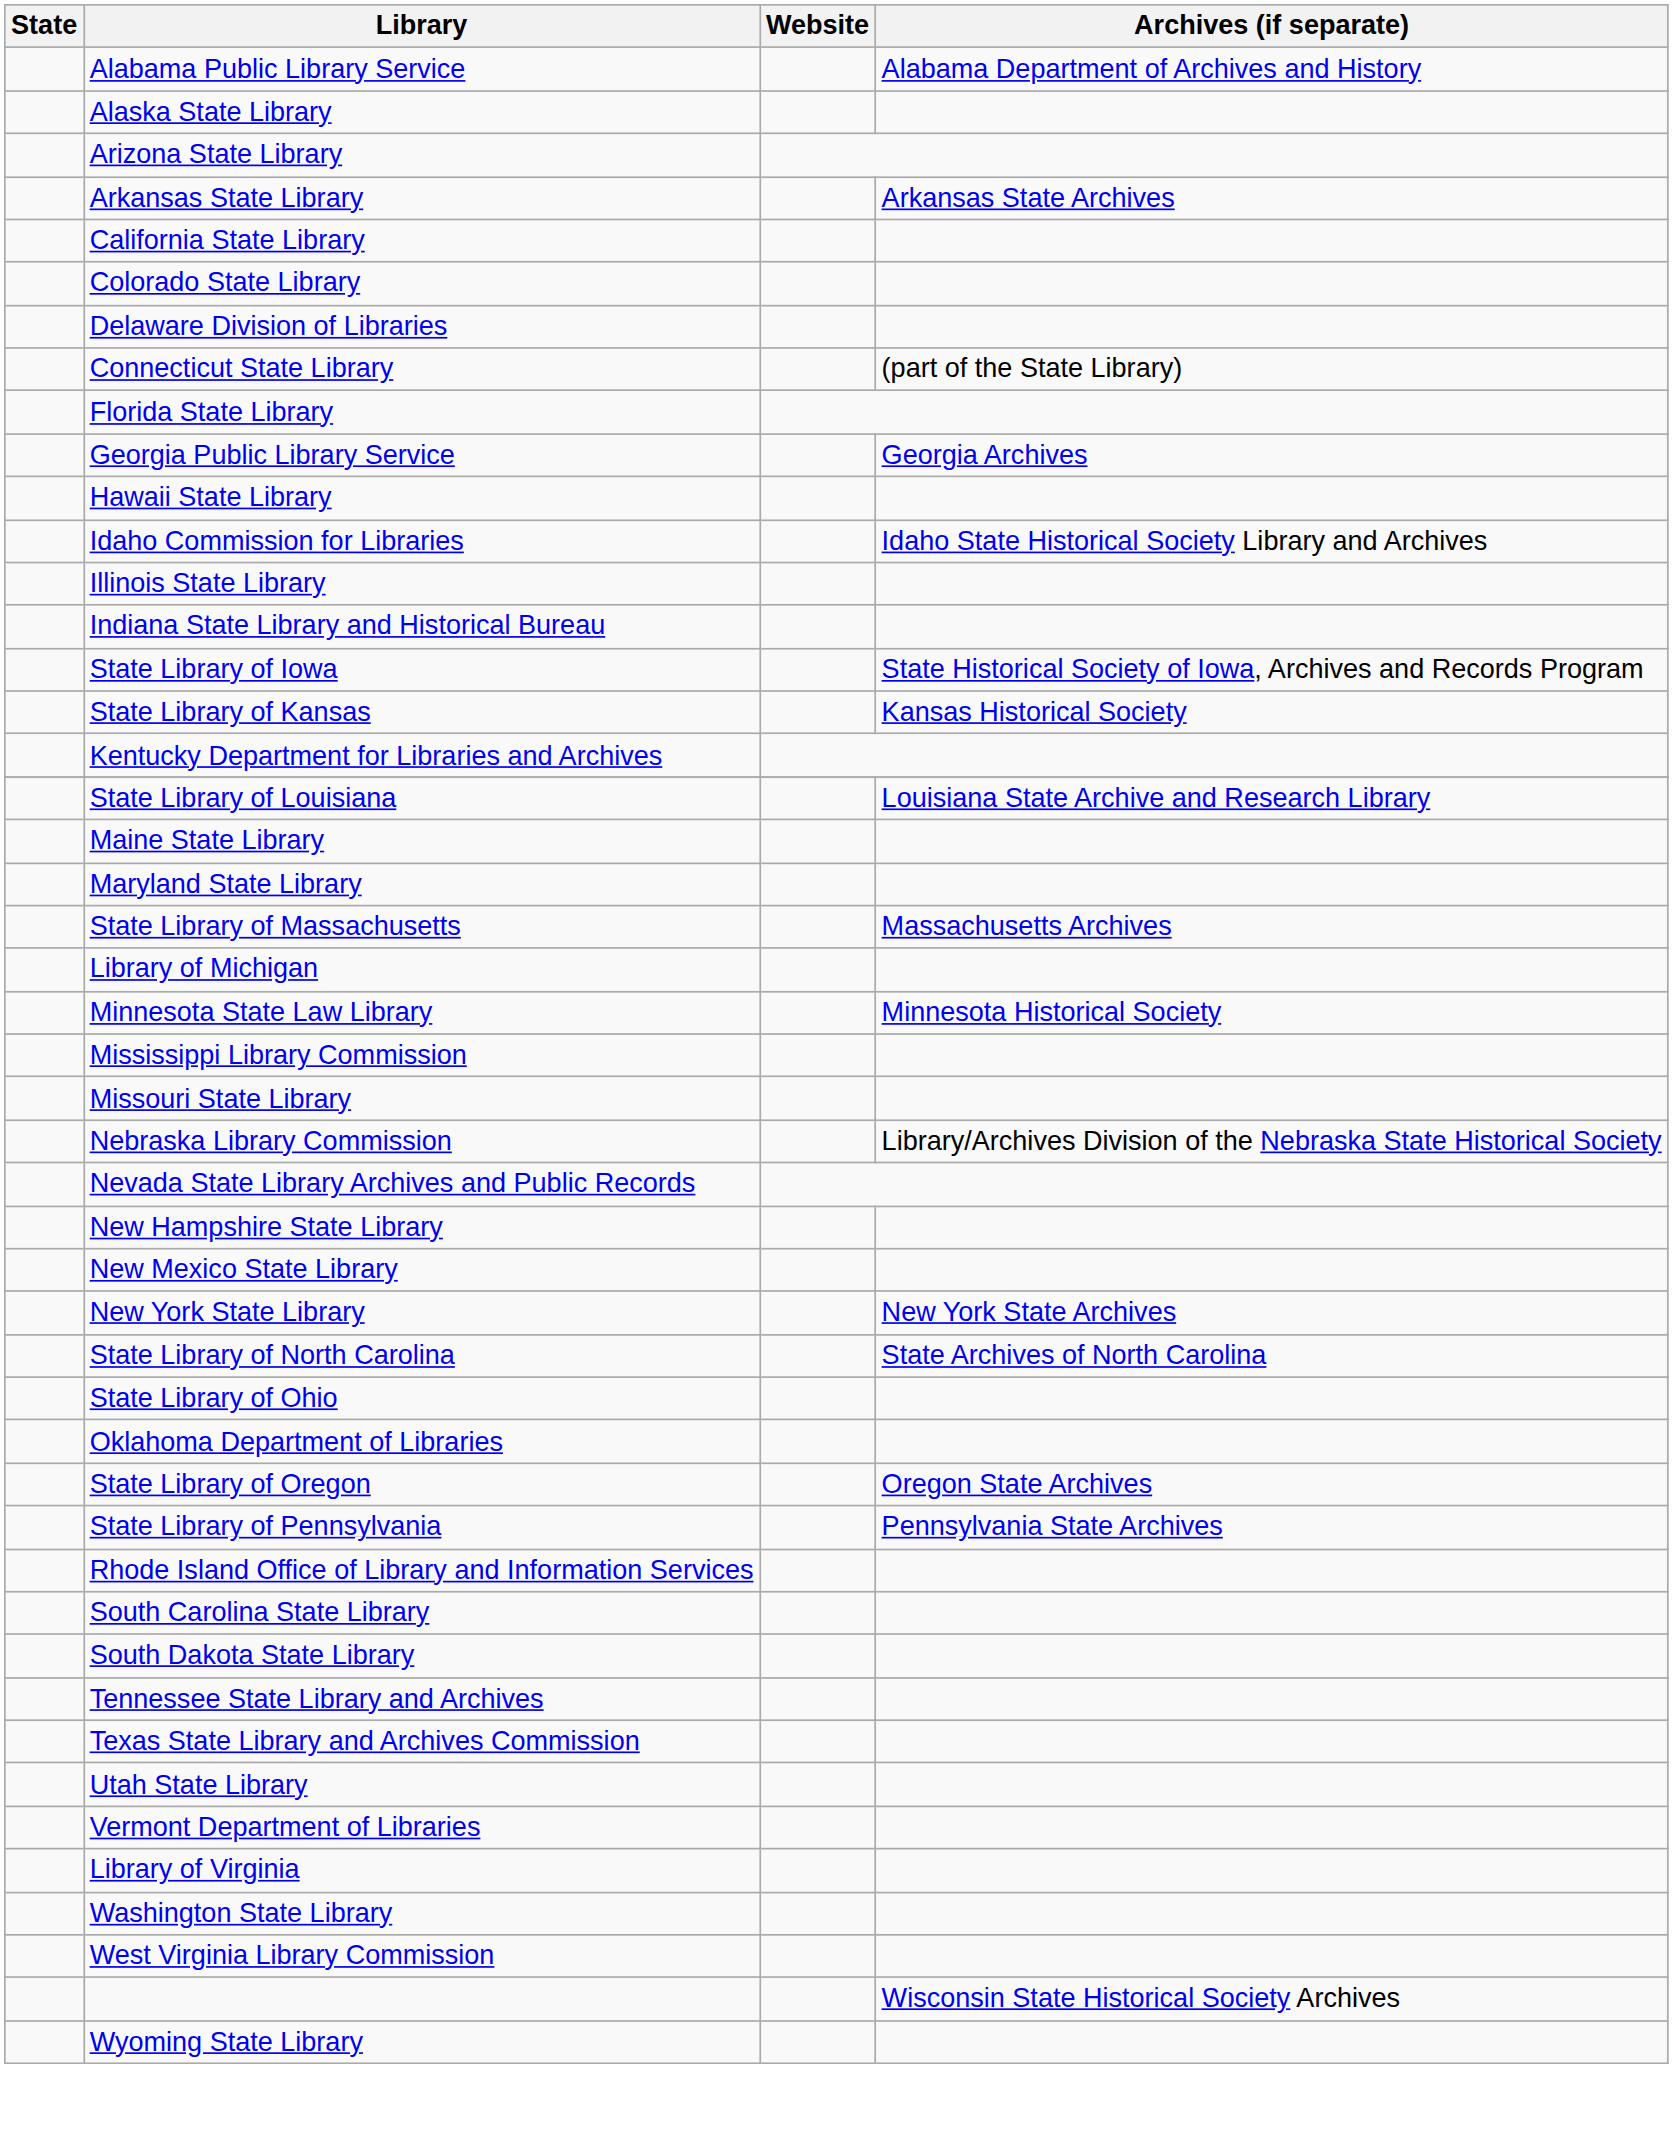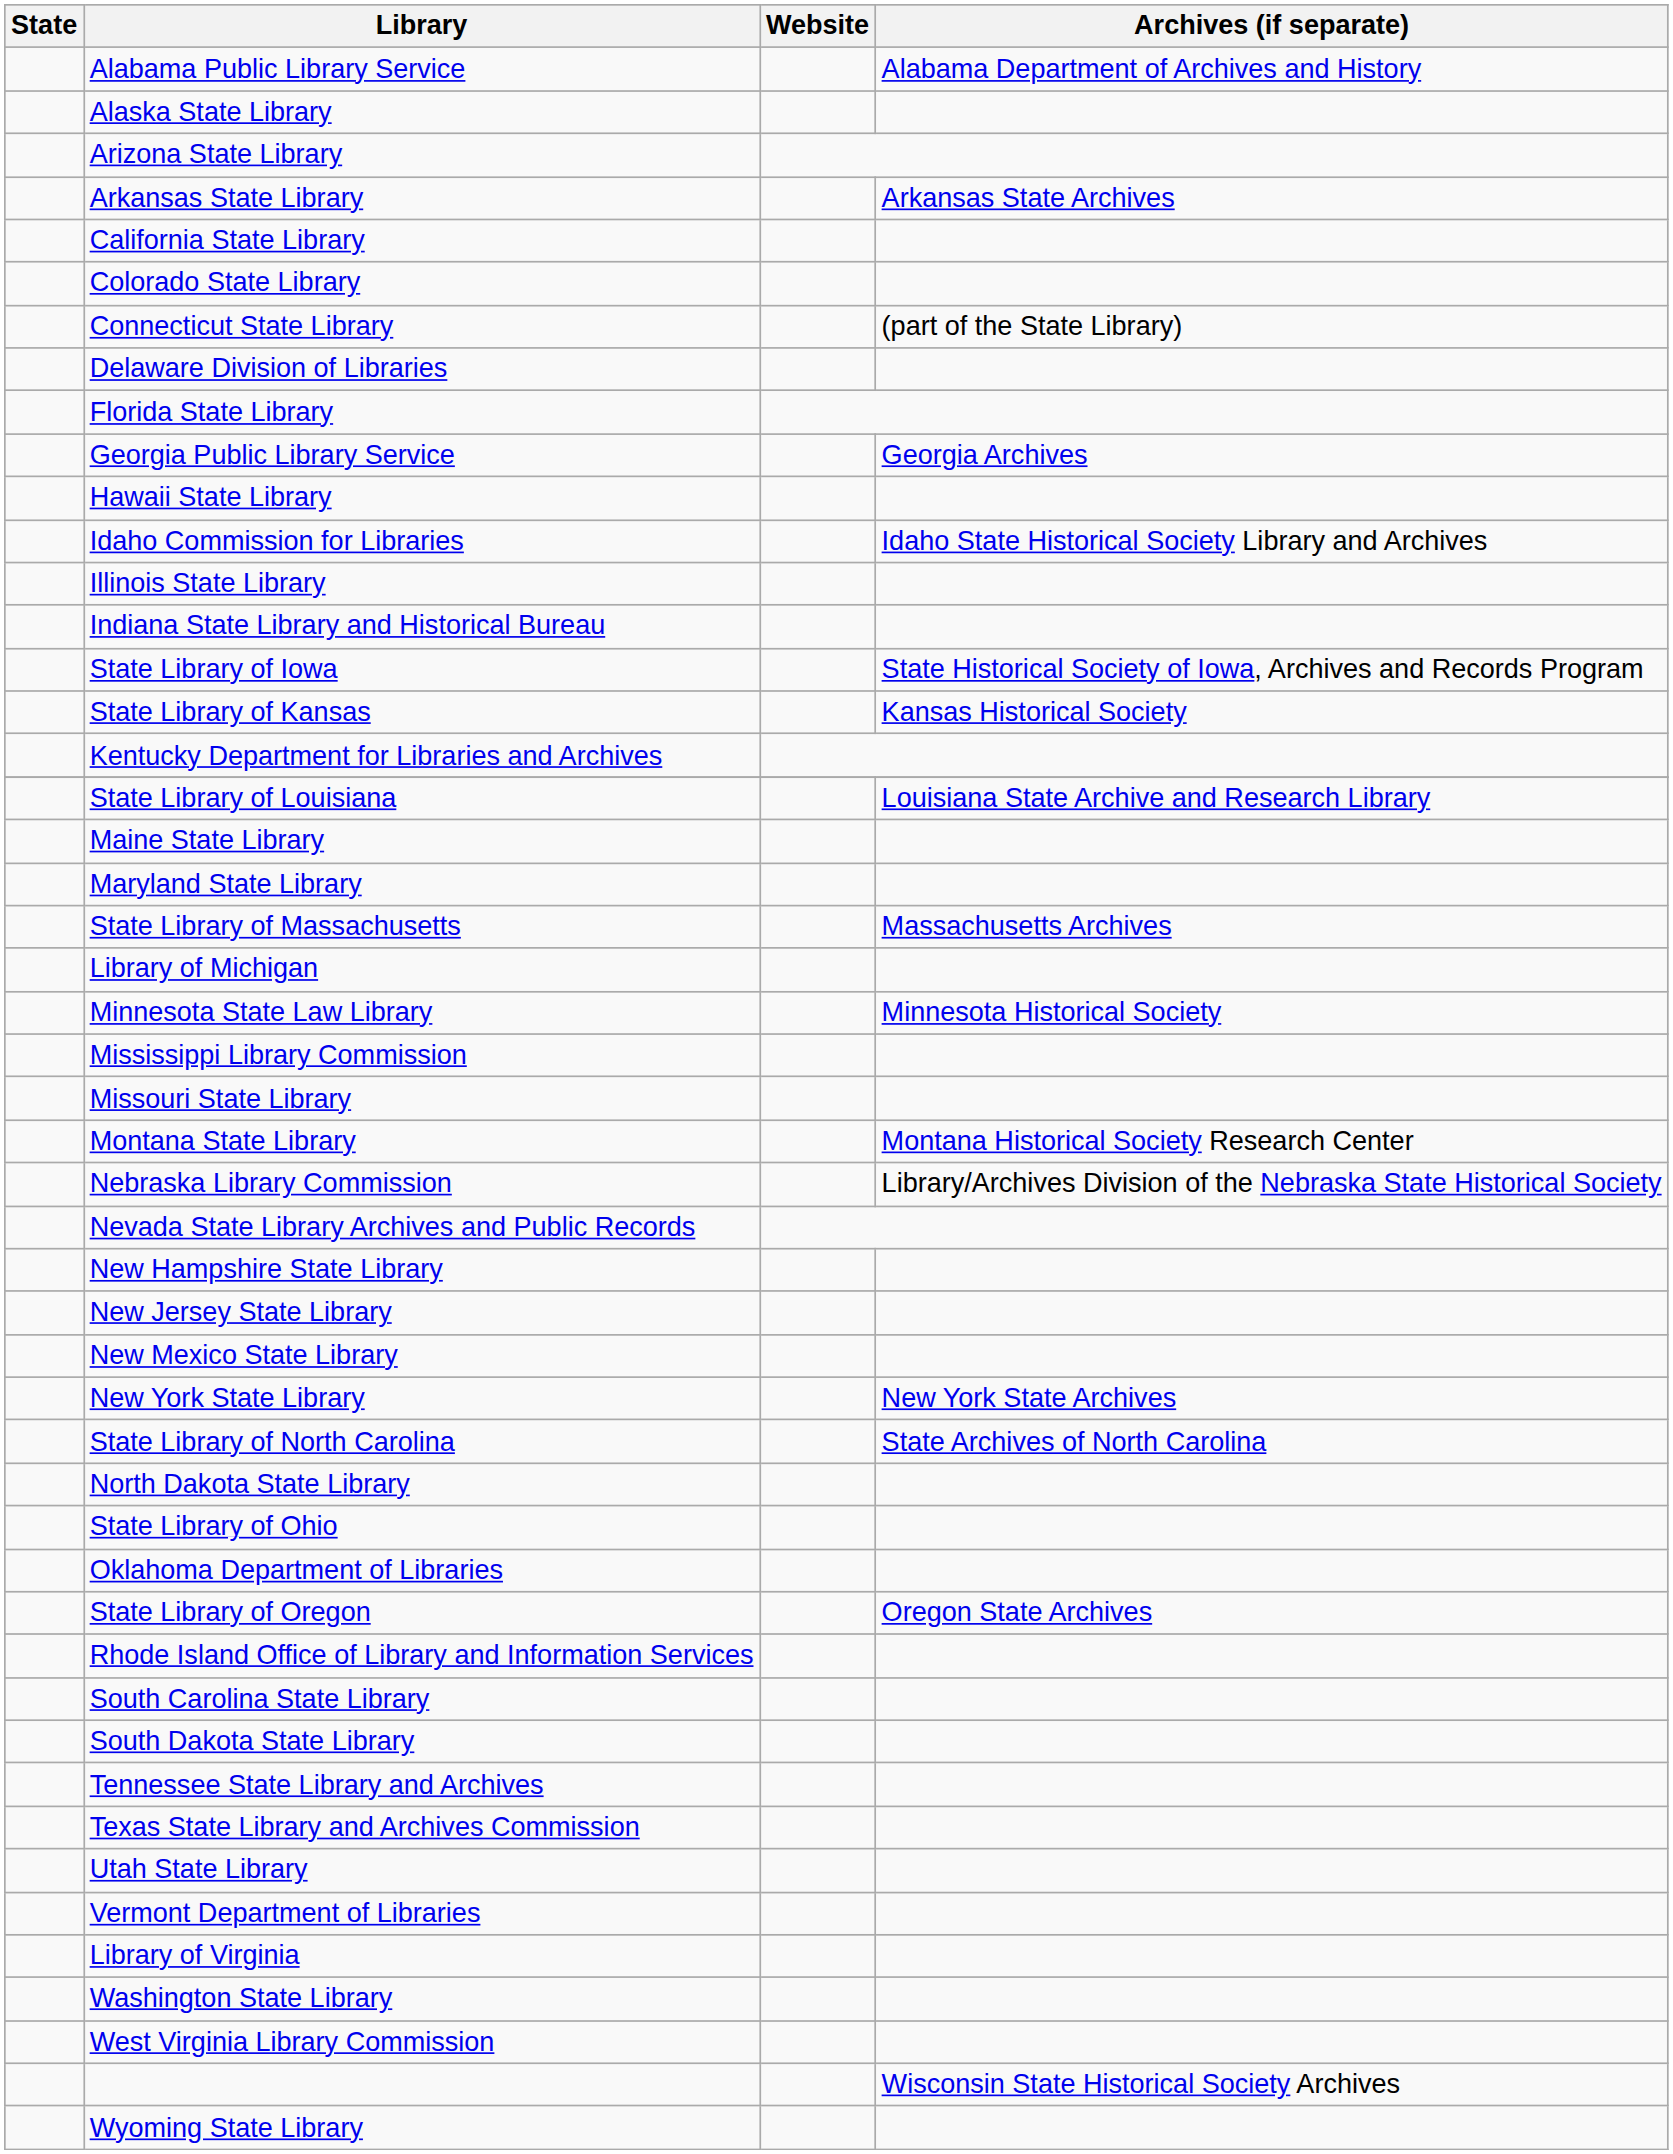rows swapped: (241, 369) <-> (268, 326)
+ row: (223, 1140)
+ row: (241, 1312)
+ row: (250, 1483)
- row: (266, 1526)
